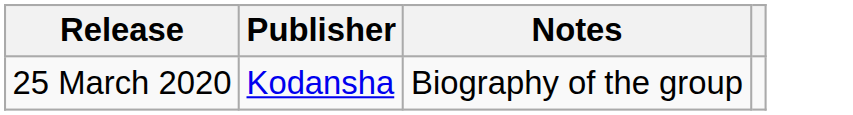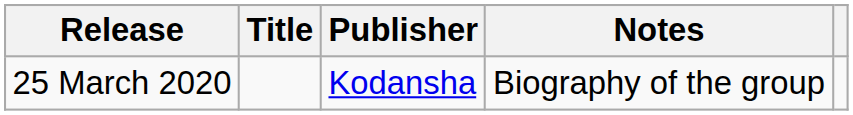+ column: (280, 30)
